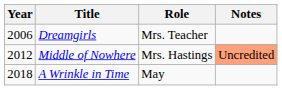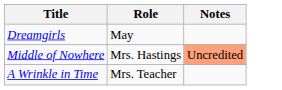- column: (20, 14)
(175, 34) Mrs. Teacher -> (122, 34) May
(153, 74) May -> (143, 74) Mrs. Teacher
